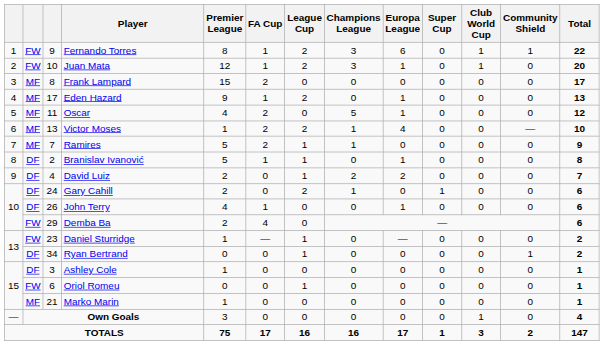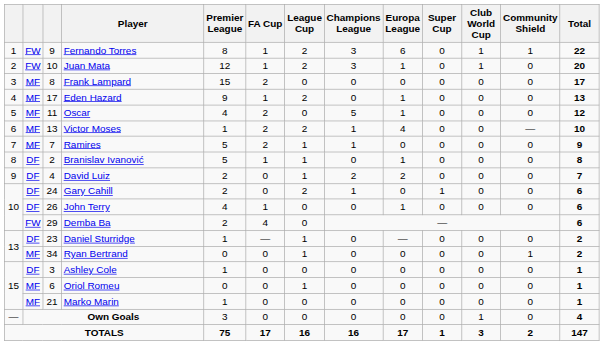(33, 239) FW -> (33, 239) DF
(33, 254) DF -> (33, 254) MF
(33, 286) FW -> (33, 286) MF
